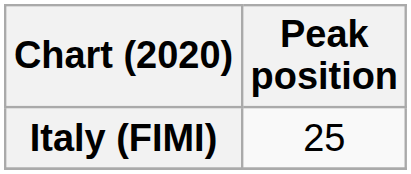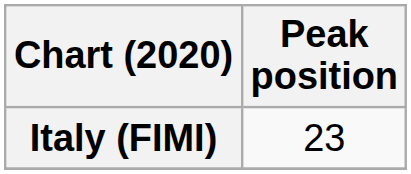(324, 137) 25 -> (324, 137) 23
